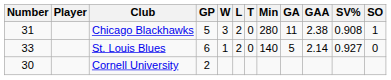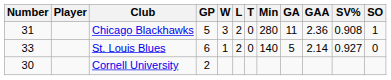(317, 30) 2.38 -> (317, 30) 2.36
